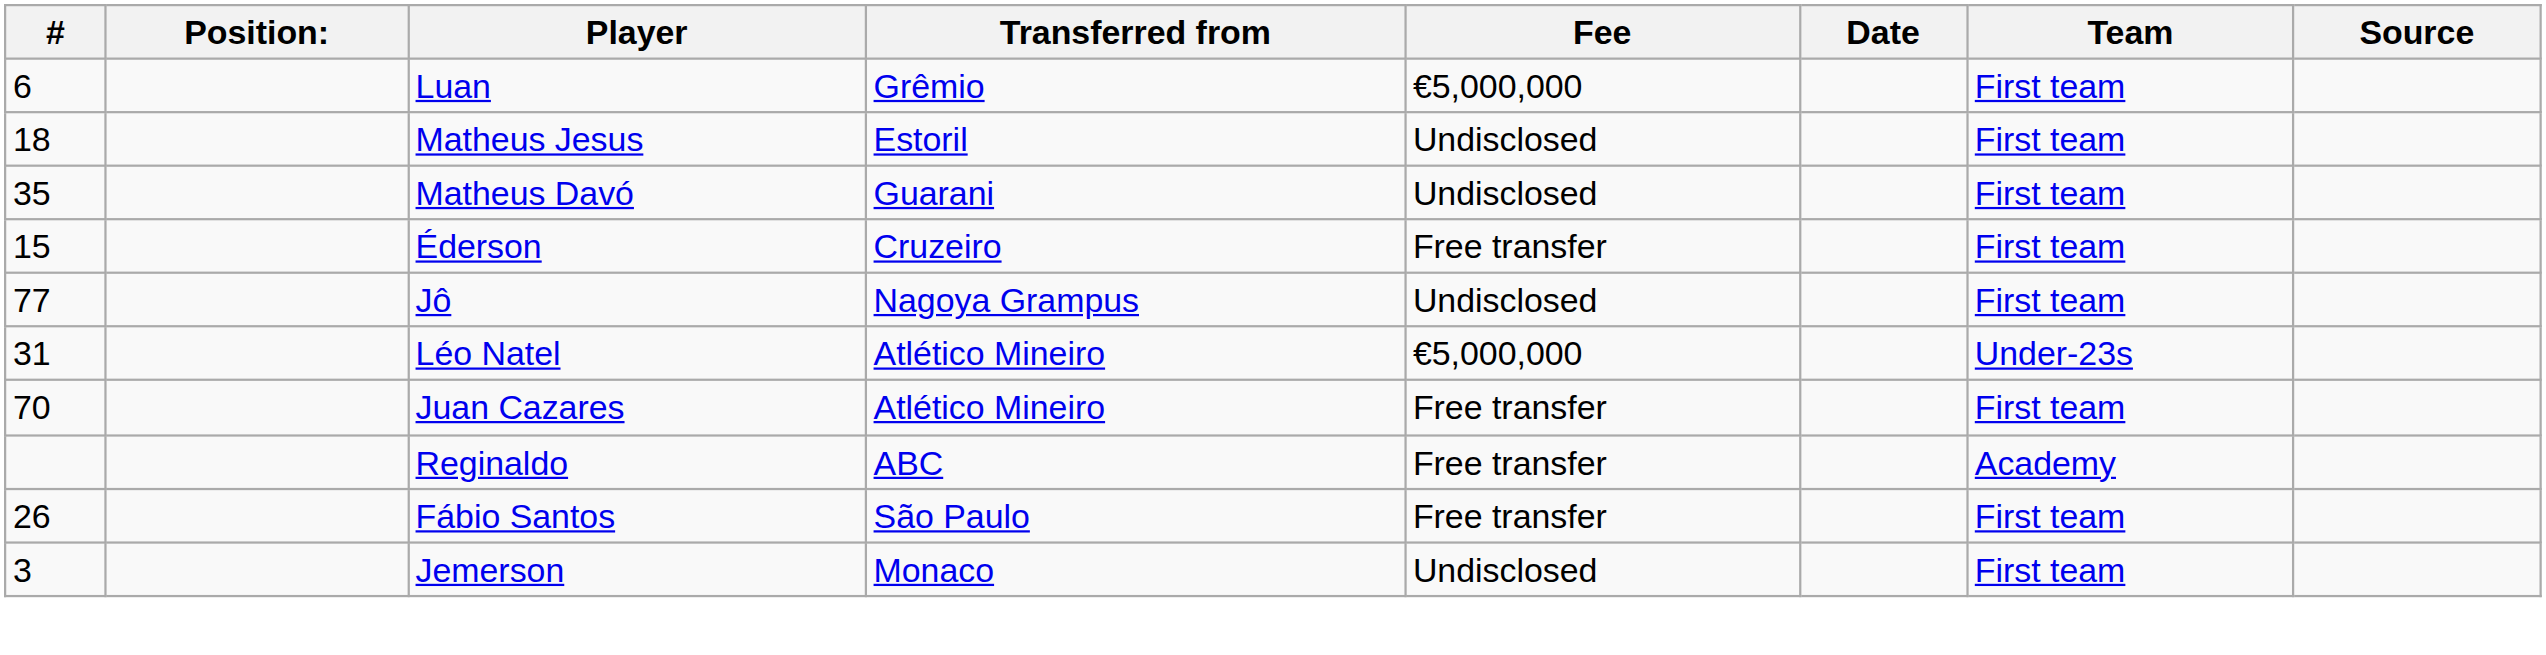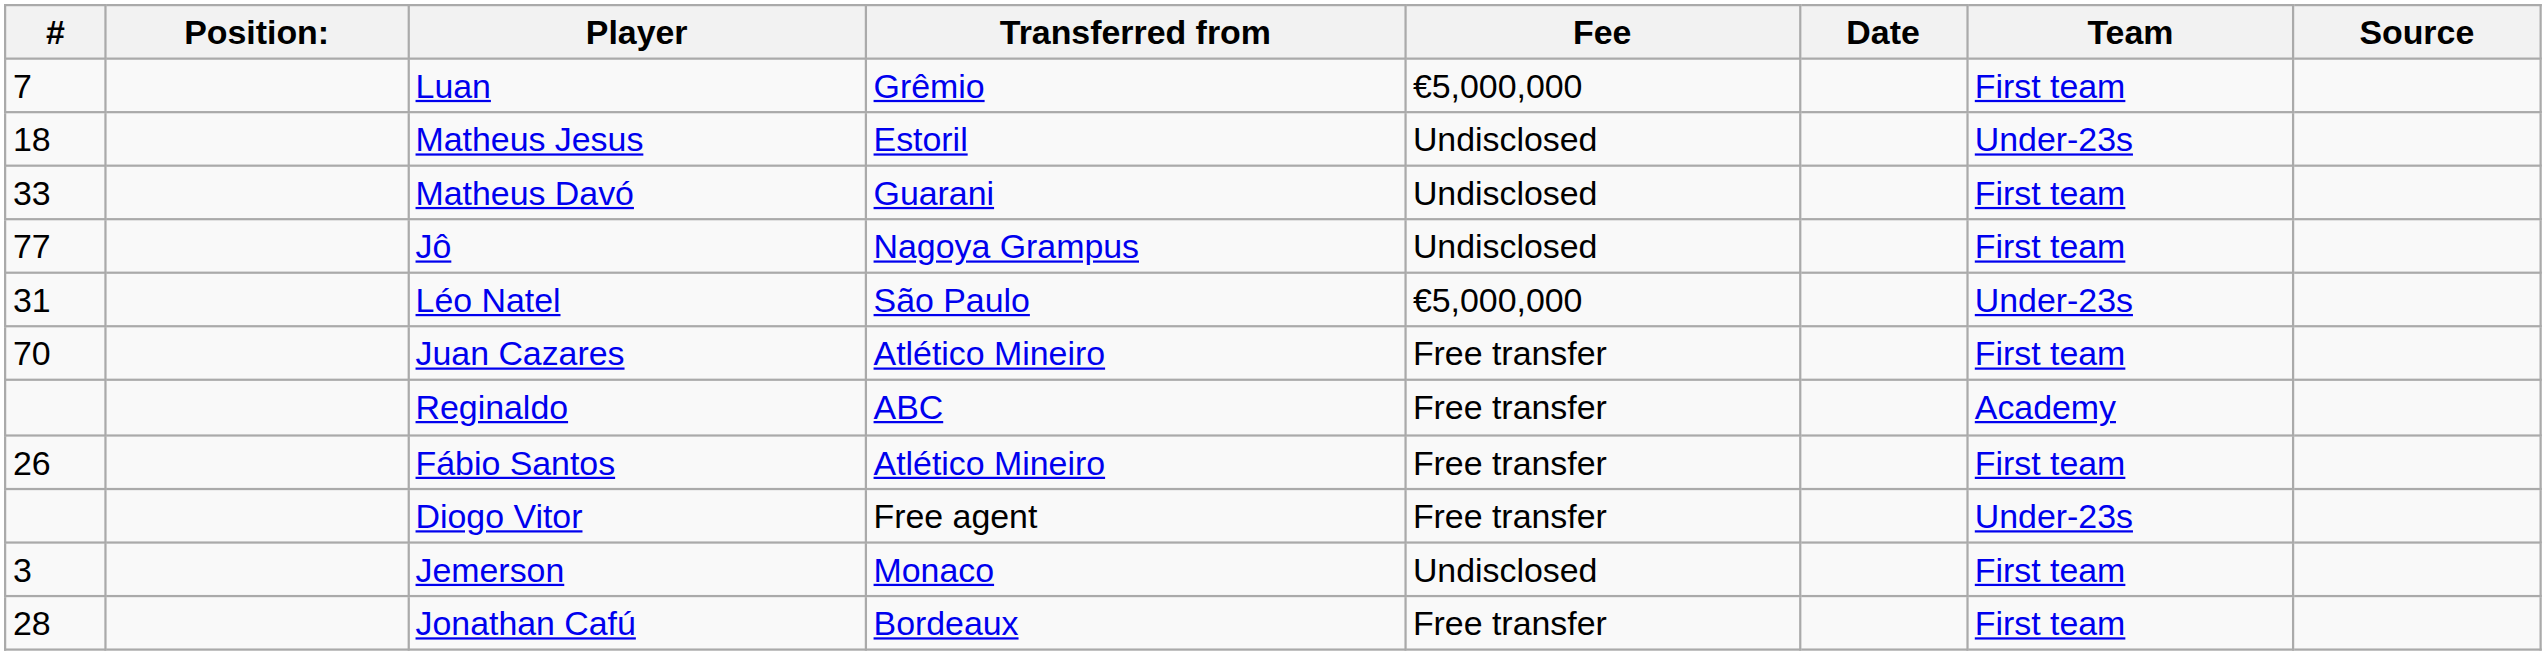(22, 86) 6 -> (22, 86) 7
(2050, 139) First team -> (2054, 139) Under-23s
(32, 193) 35 -> (32, 193) 33
- row: (479, 247)
(989, 354) Atlético Mineiro -> (952, 300) São Paulo
(952, 515) São Paulo -> (989, 461) Atlético Mineiro
+ row: (499, 515)
+ row: (526, 622)
